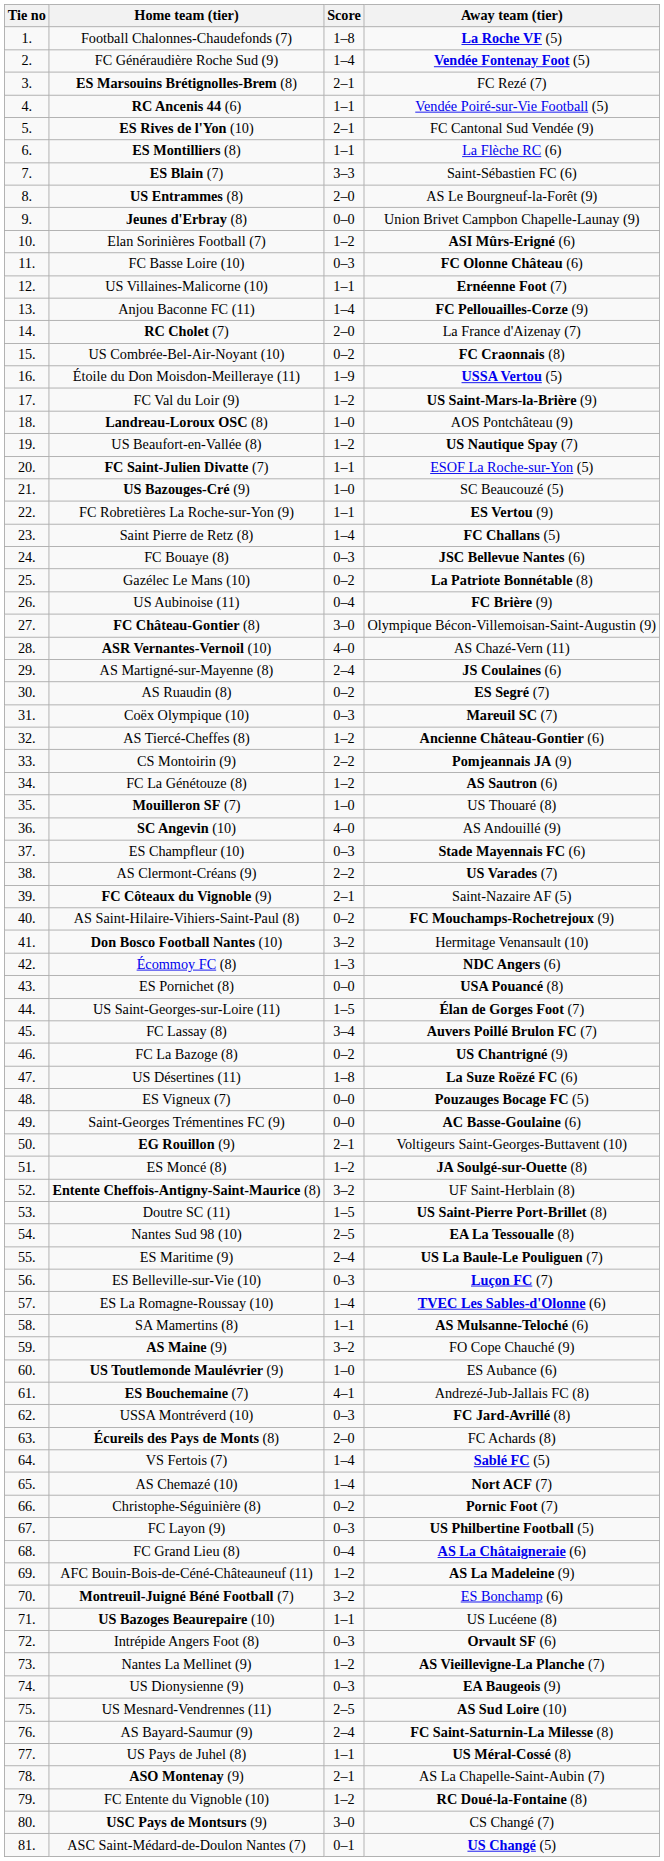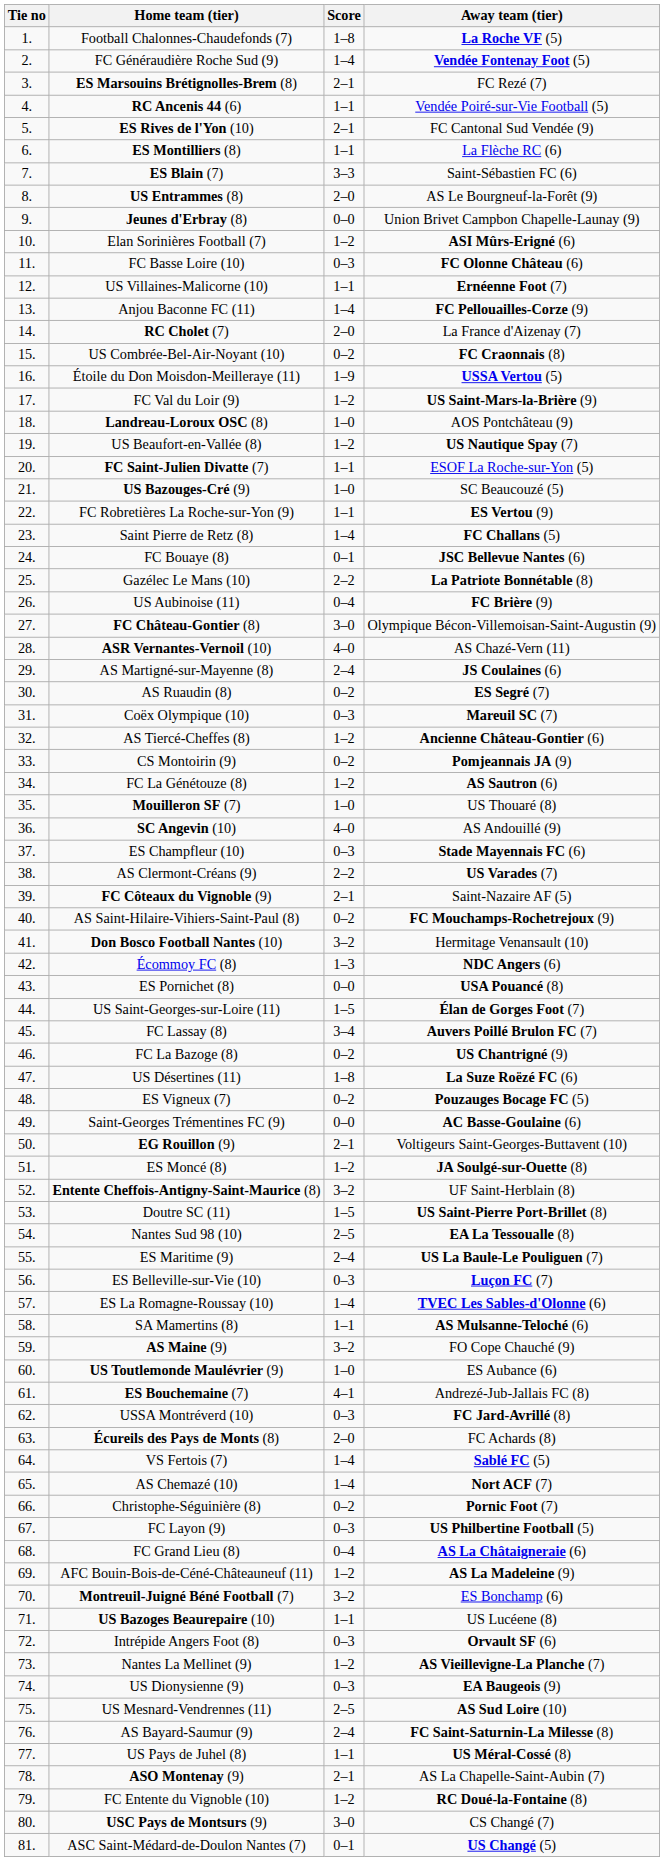(344, 557) 0–3 -> (344, 557) 0–1
(344, 580) 0–2 -> (344, 580) 2–2
(344, 761) 2–2 -> (344, 761) 0–2
(344, 1099) 0–0 -> (344, 1099) 0–2
